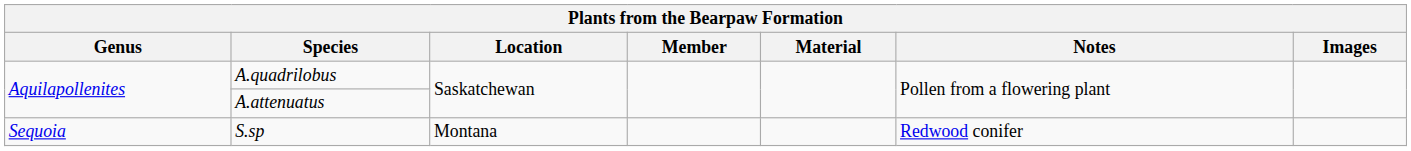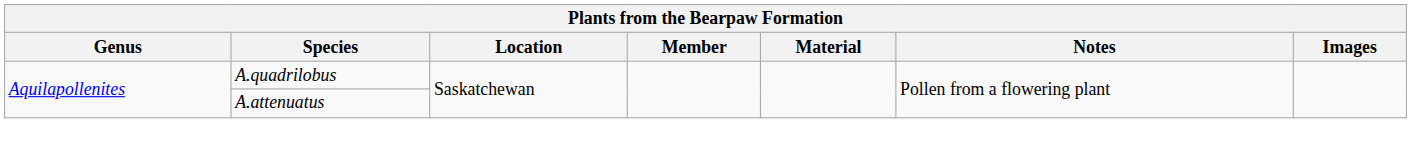- row: (250, 131)
